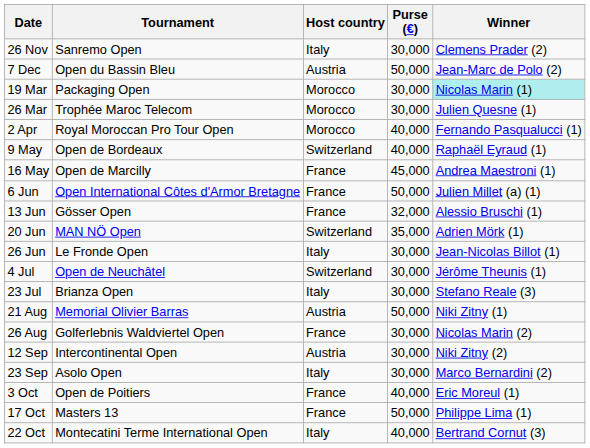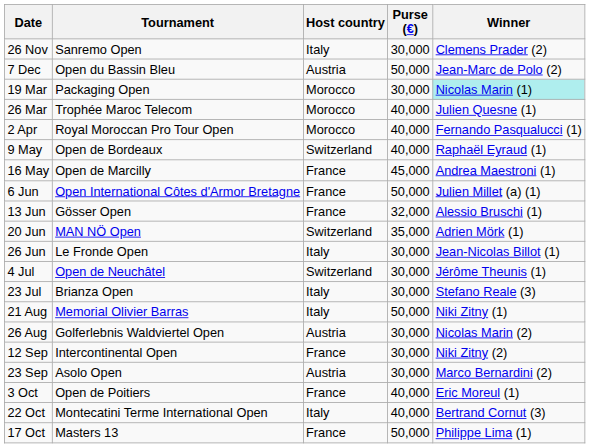(410, 110) 30,000 -> (410, 110) 40,000
(326, 312) Austria -> (318, 312) Italy
(326, 332) France -> (326, 332) Austria
(326, 352) Austria -> (326, 352) France
(318, 373) Italy -> (326, 373) Austria
rows swapped: (26, 413) <-> (26, 433)
